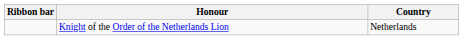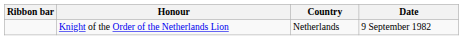+ column: (409, 12)
